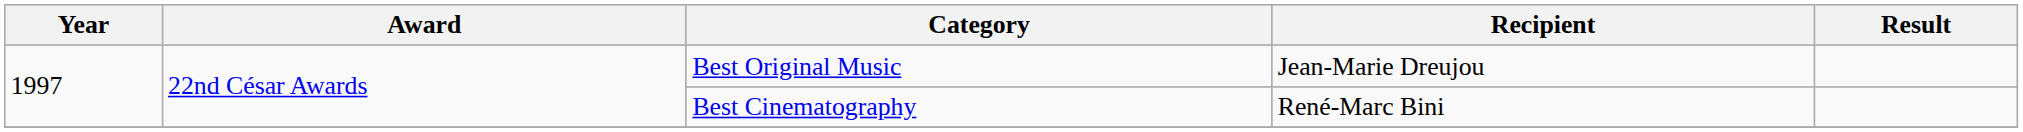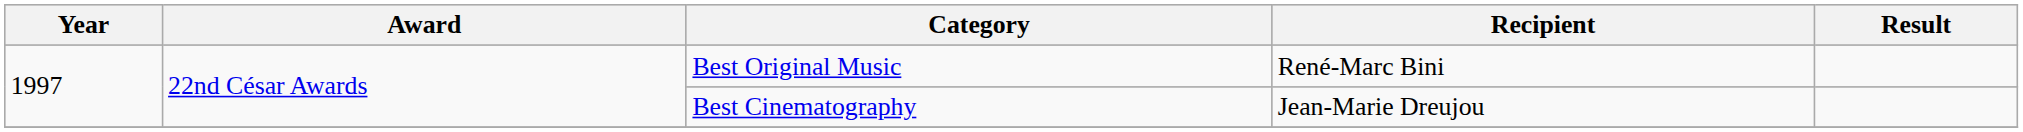(1381, 65) Jean-Marie Dreujou -> (1361, 65) René-Marc Bini
(1361, 106) René-Marc Bini -> (1381, 106) Jean-Marie Dreujou
